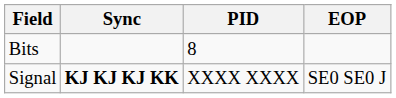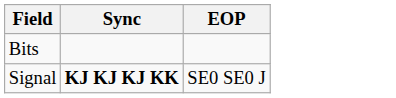- column: (243, 19)
